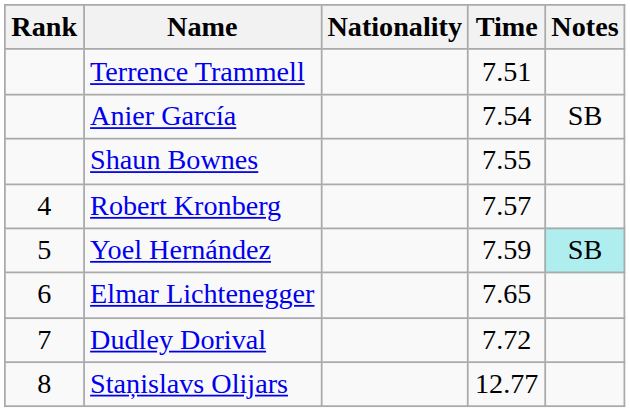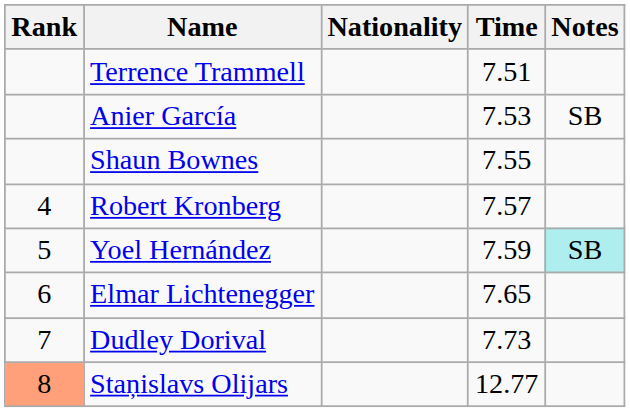(507, 116) 7.54 -> (507, 116) 7.53
(507, 339) 7.72 -> (507, 339) 7.73
(44, 384) no background -> (44, 384) lightsalmon background
